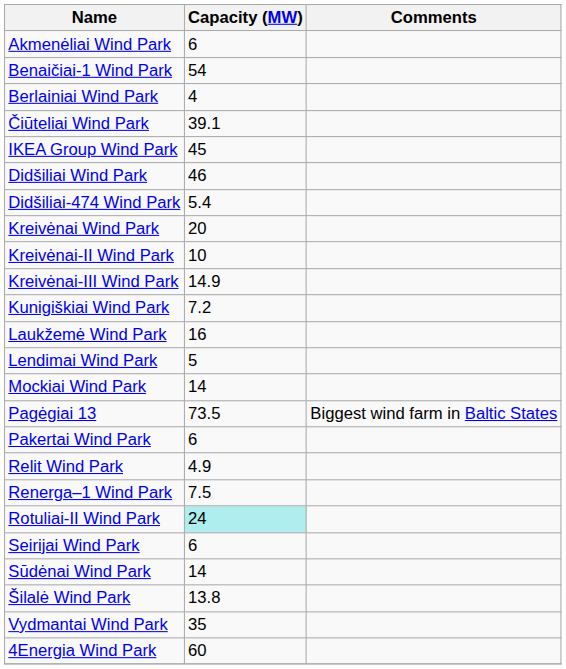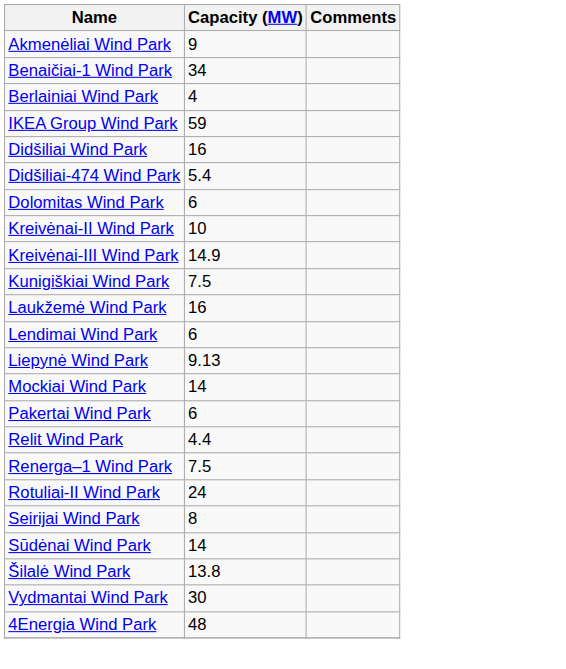(193, 44) 6 -> (193, 44) 9
(197, 70) 54 -> (197, 70) 34
- row: (79, 123)
(197, 149) 45 -> (197, 123) 59
(197, 176) 46 -> (197, 149) 16
+ row: (86, 202)
- row: (84, 228)
(200, 307) 7.2 -> (200, 281) 7.5
(193, 360) 5 -> (193, 334) 6
+ row: (78, 360)
- row: (52, 413)
(200, 466) 4.9 -> (200, 439) 4.4
(197, 519) paleturquoise background -> (197, 492) no background
(193, 545) 6 -> (193, 519) 8
(197, 624) 35 -> (197, 598) 30
(197, 651) 60 -> (197, 624) 48
